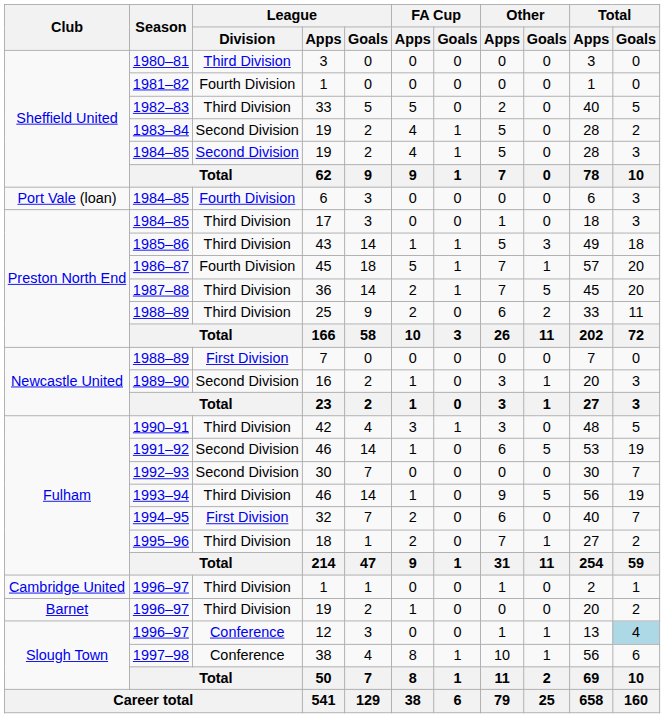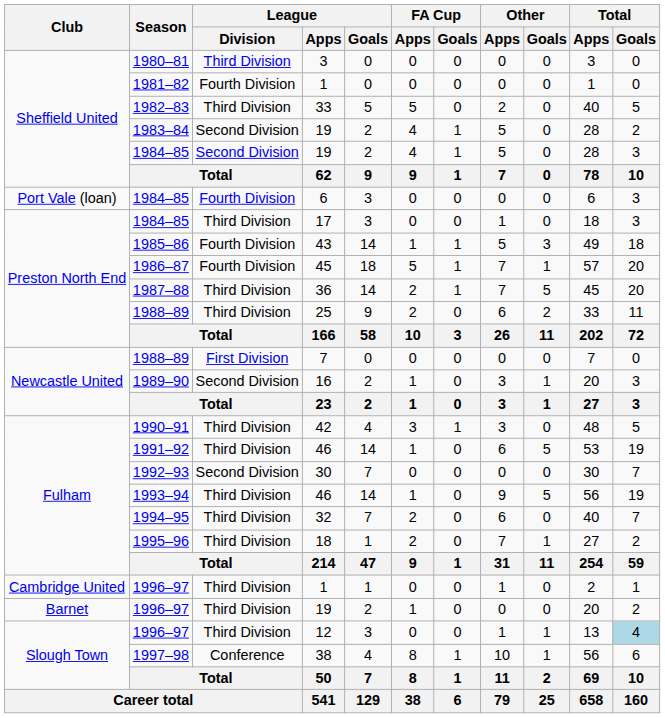(247, 244) Third Division -> (247, 244) Fourth Division
(247, 449) Second Division -> (247, 449) Third Division
(247, 518) First Division -> (247, 518) Third Division
(247, 632) Conference -> (247, 632) Third Division
